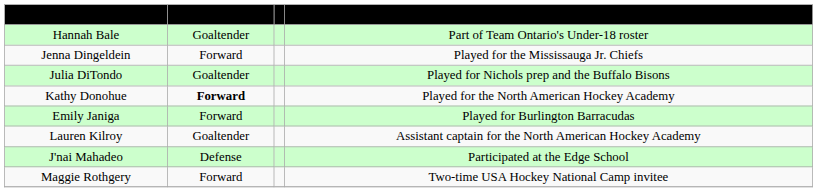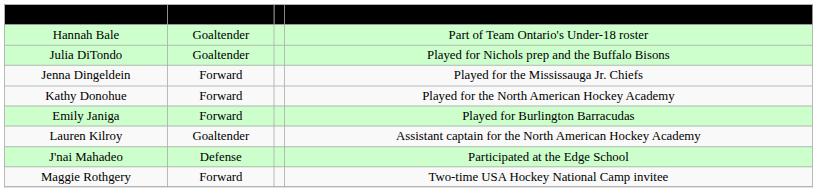rows swapped: (86, 55) <-> (86, 75)
(221, 95) bold -> (221, 95) normal
